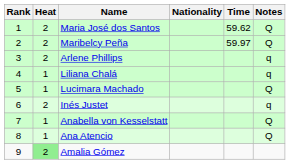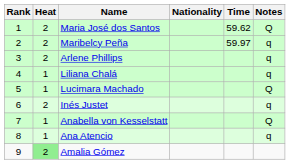(269, 43) Q -> (269, 43) q
(269, 136) Q -> (269, 136) q
